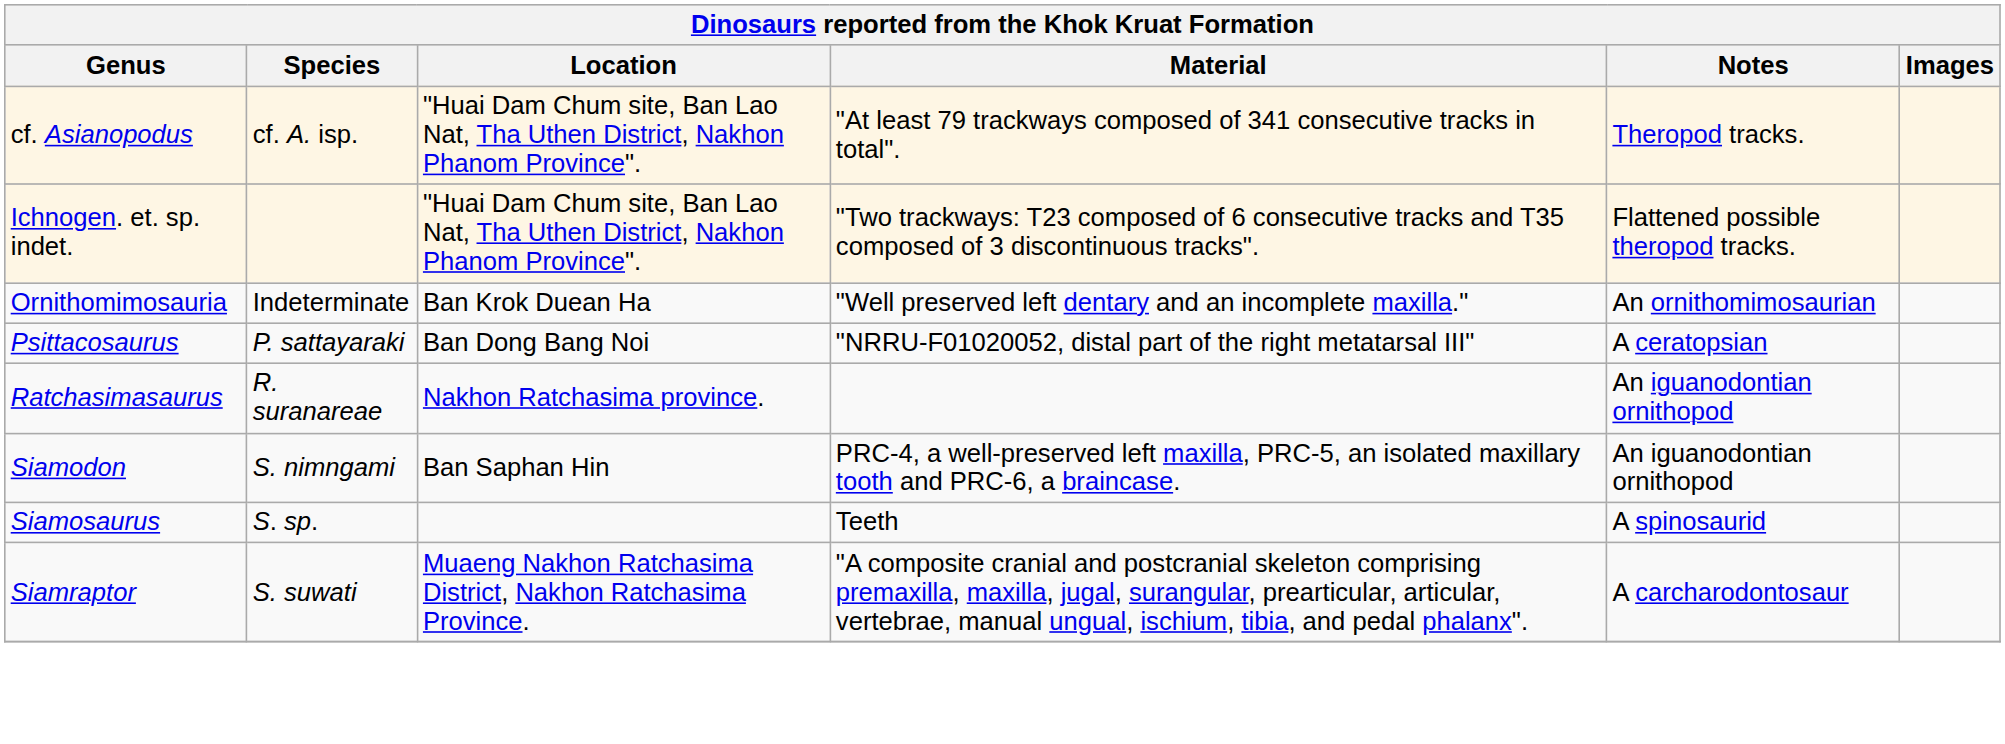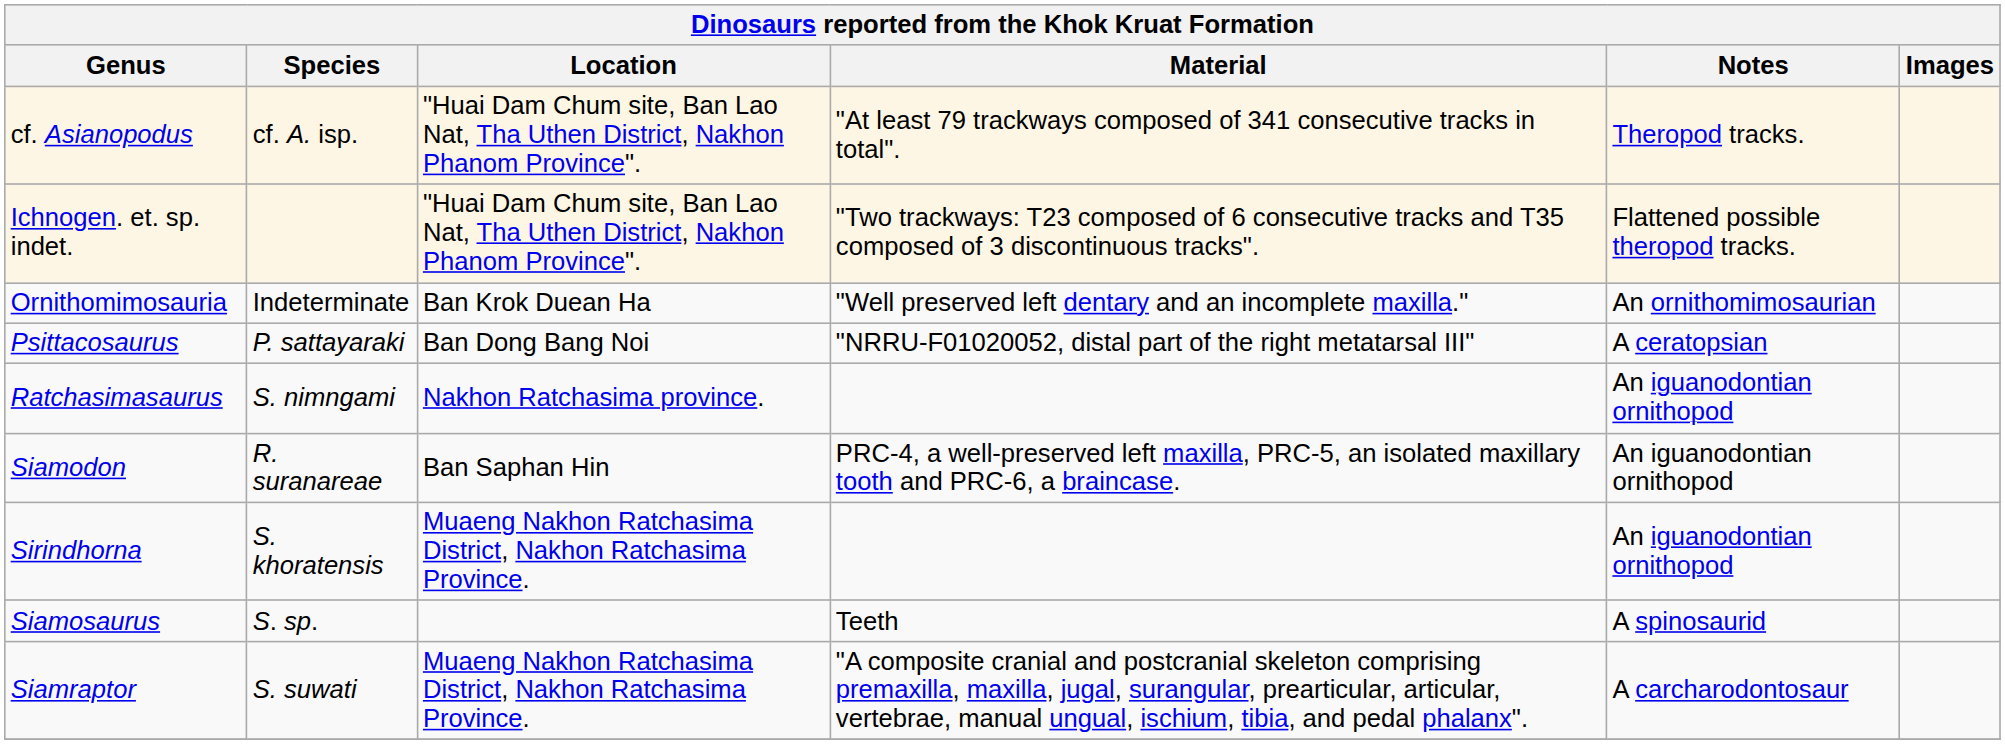(317, 398) R. suranareae -> (324, 398) S. nimngami
(324, 467) S. nimngami -> (317, 467) R. suranareae
+ row: (76, 551)
